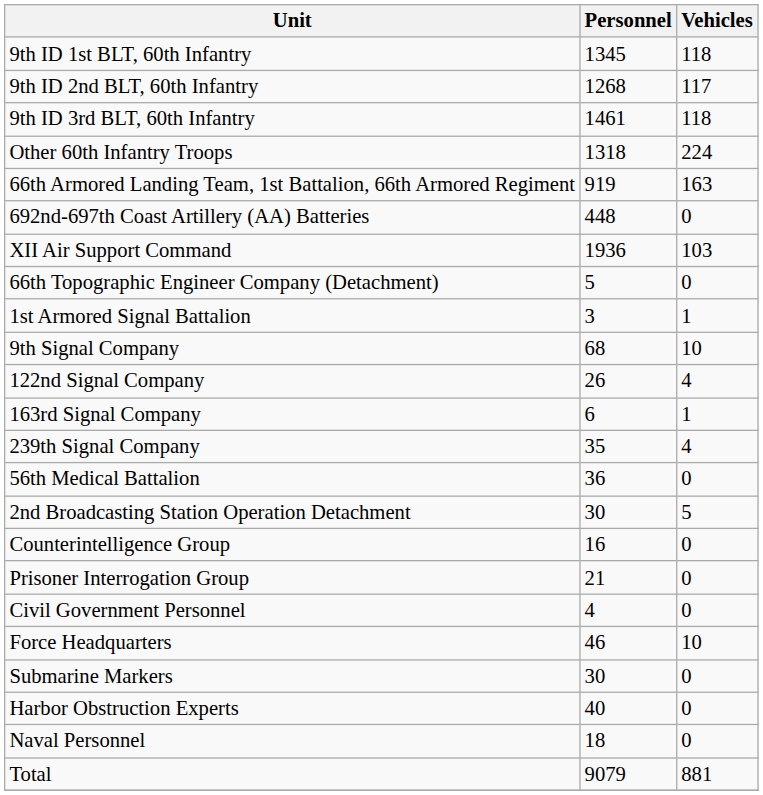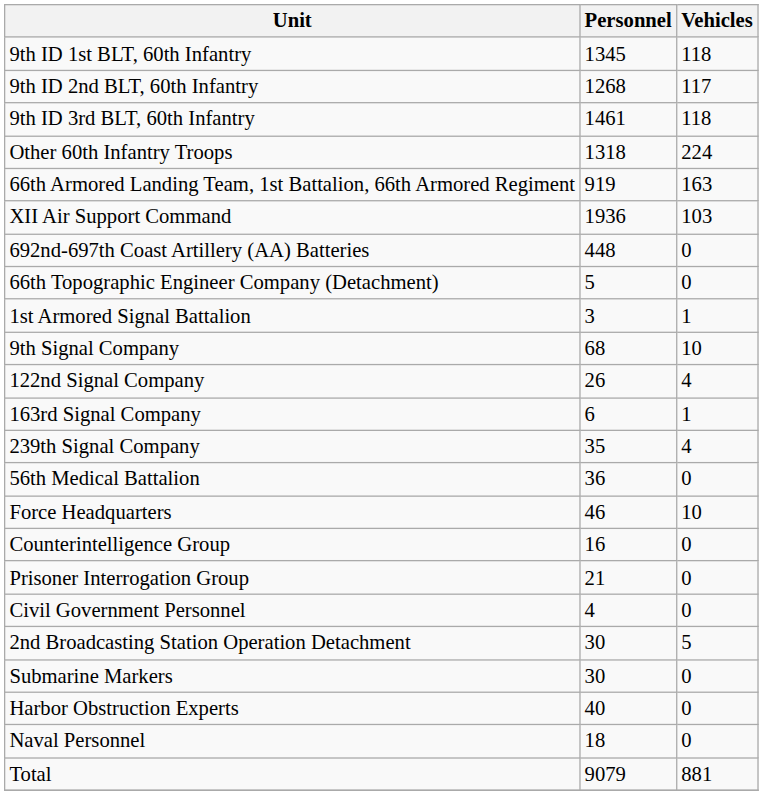rows swapped: (120, 250) <-> (189, 217)
rows swapped: (210, 511) <-> (90, 642)
